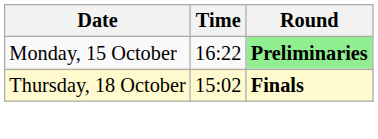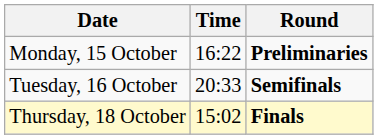(309, 52) lightgreen background -> (309, 52) no background
+ row: (93, 85)
